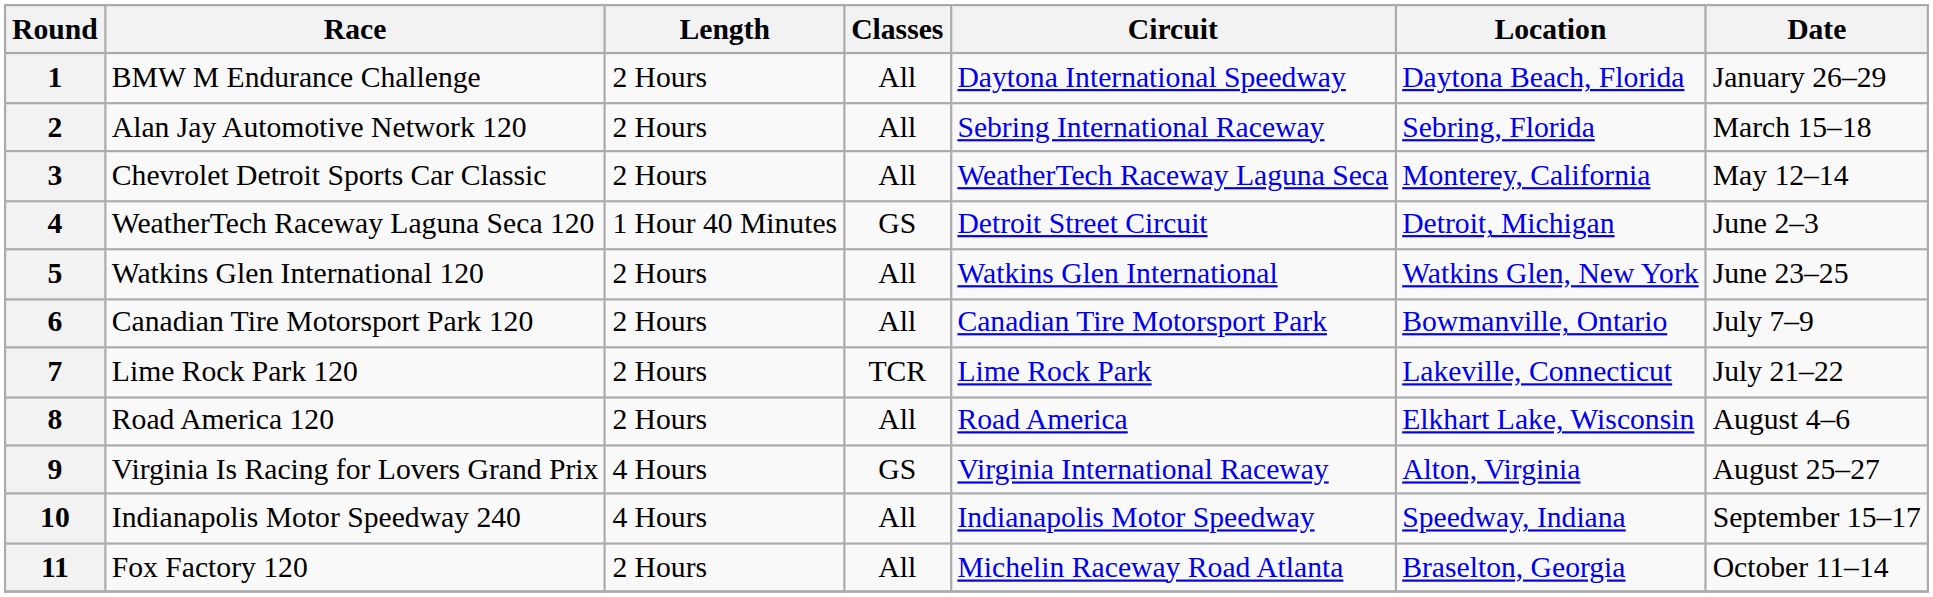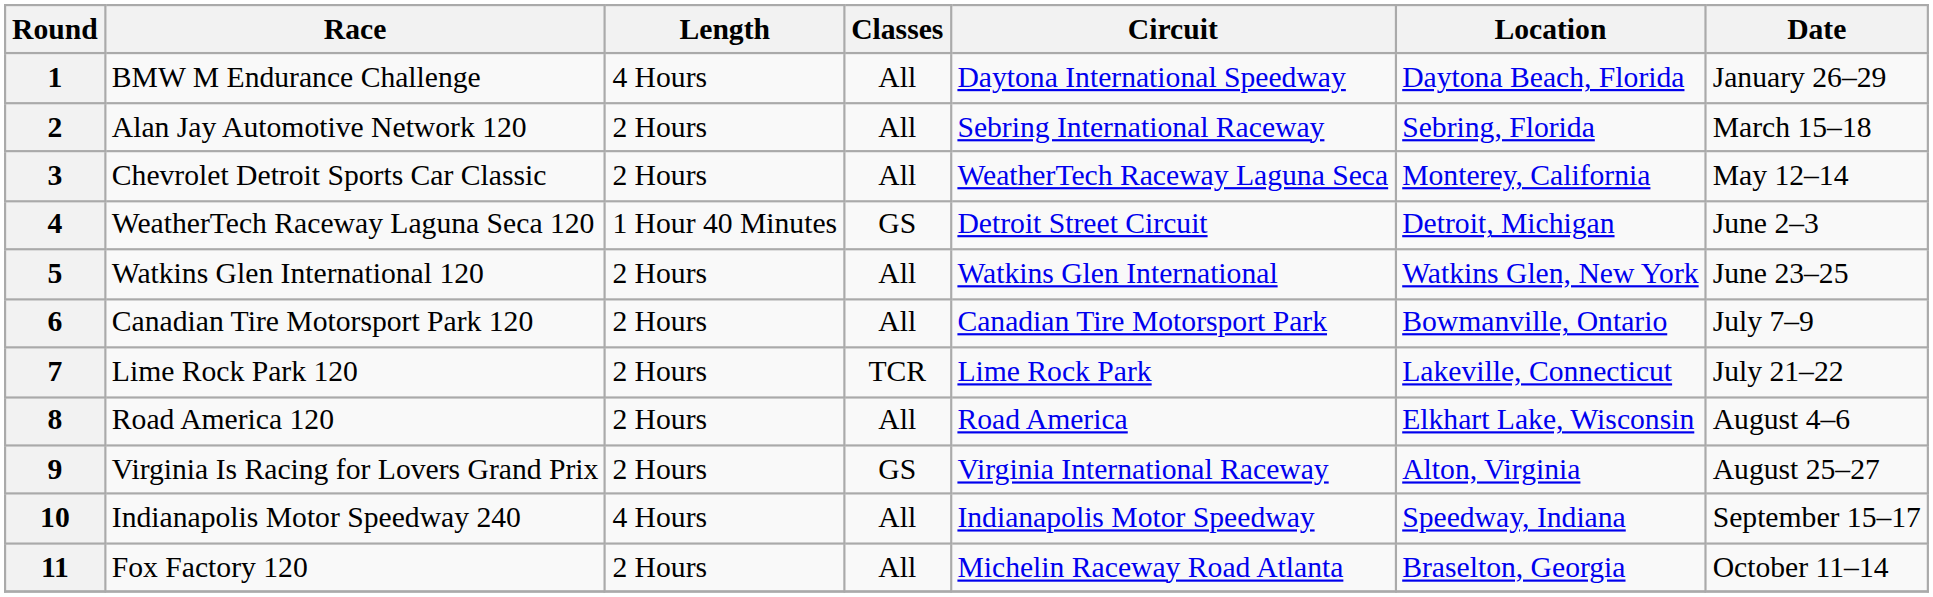(660, 77) 2 Hours -> (660, 77) 4 Hours
(660, 468) 4 Hours -> (660, 468) 2 Hours
